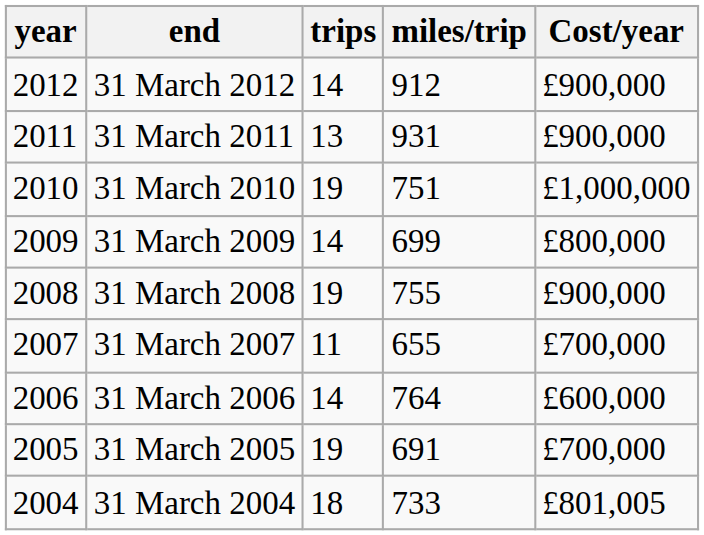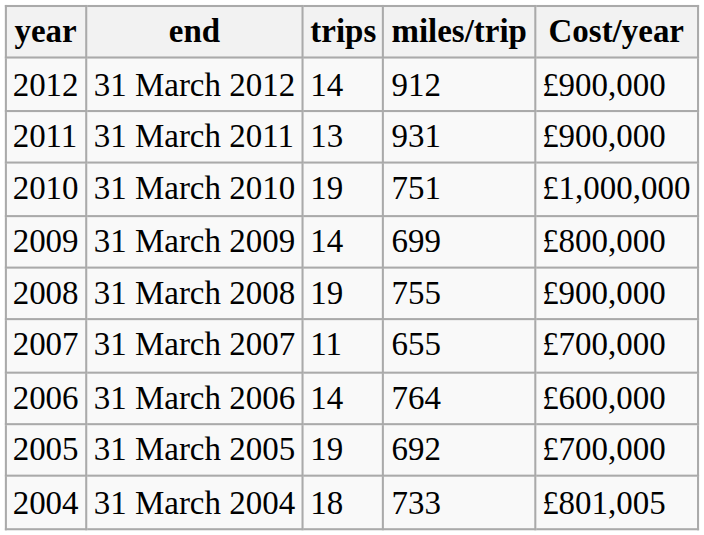(416, 449) 691 -> (416, 449) 692
